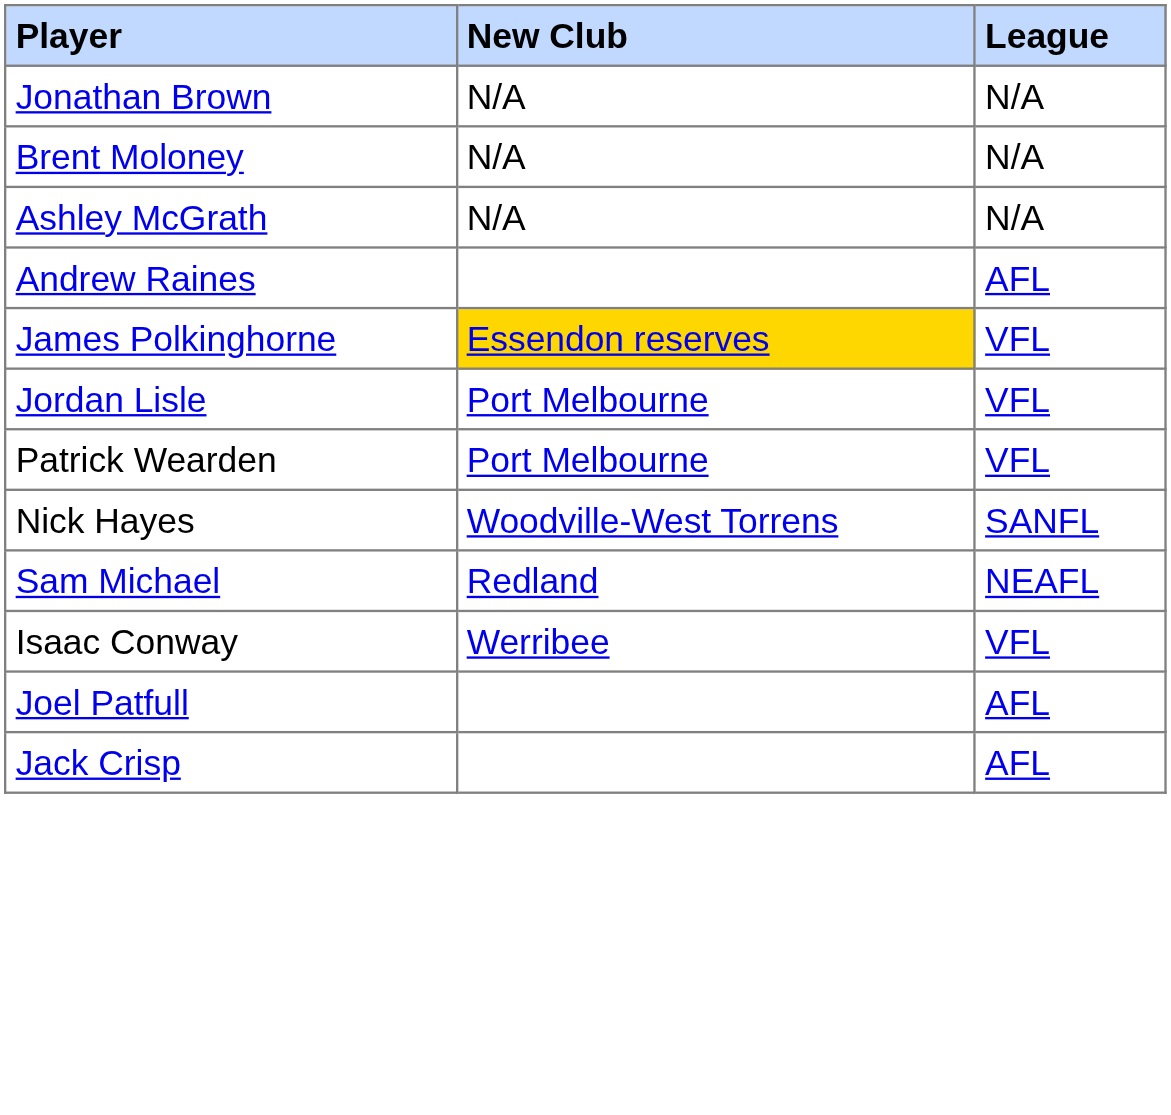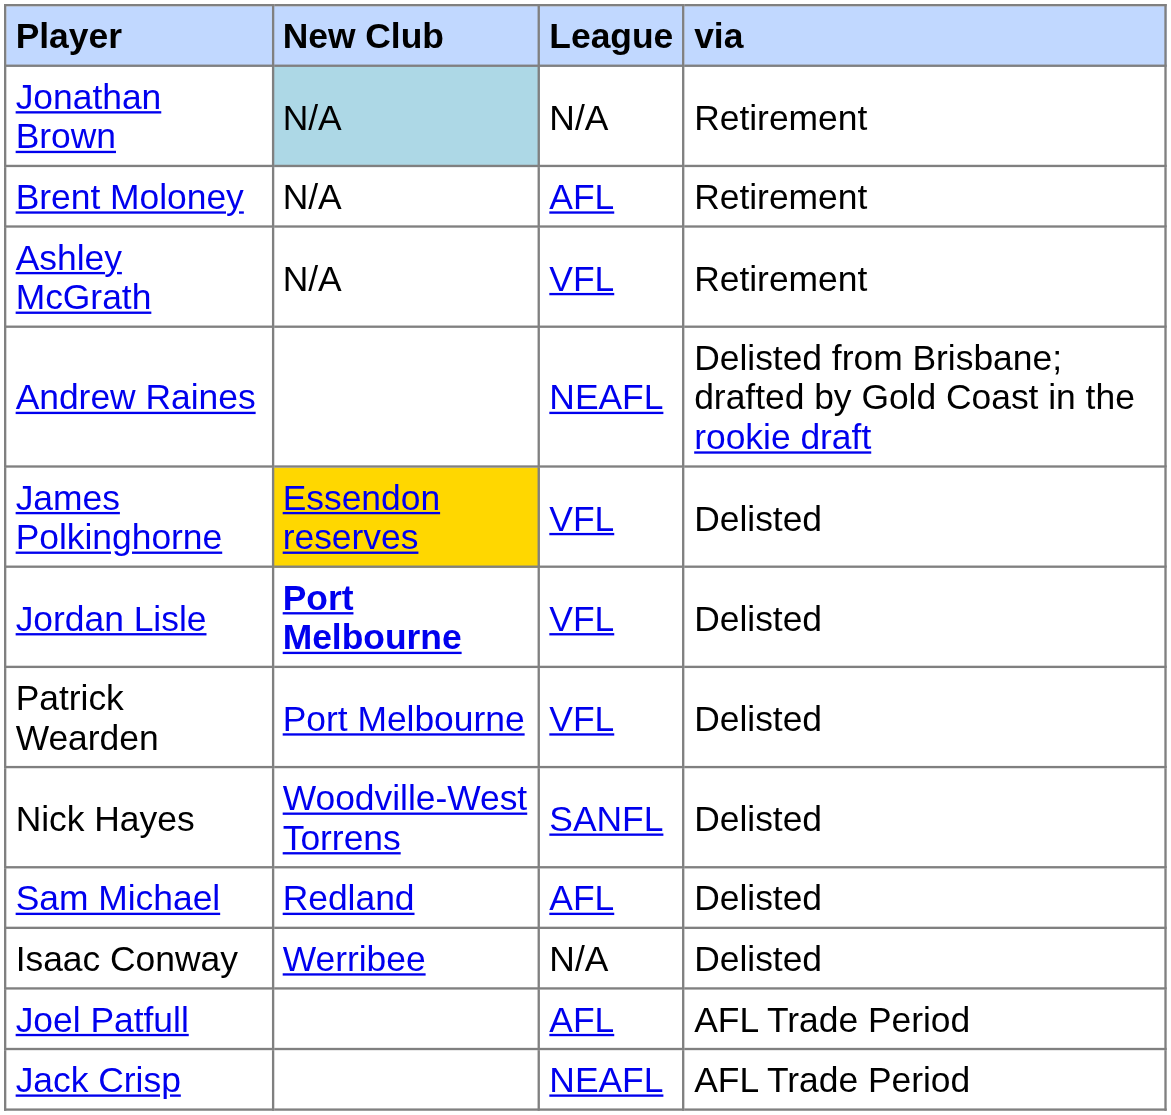+ column: (719, 35)
(496, 96) no background -> (312, 116) lightblue background
(1015, 157) N/A -> (582, 196) AFL
(1015, 217) N/A -> (582, 277) VFL
(1018, 278) AFL -> (606, 397) NEAFL
(588, 399) normal -> (372, 617) bold
(1042, 581) NEAFL -> (582, 898) AFL
(1018, 641) VFL -> (579, 958) N/A
(1018, 762) AFL -> (606, 1079) NEAFL
